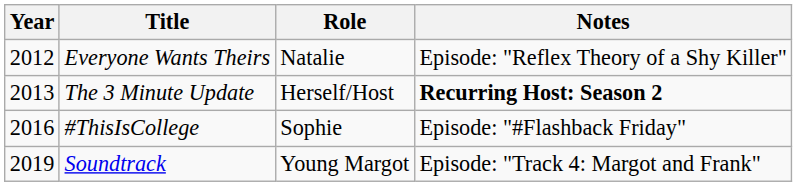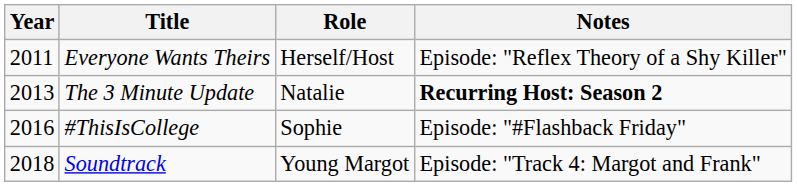(32, 57) 2012 -> (32, 57) 2011
(312, 57) Natalie -> (337, 57) Herself/Host
(337, 92) Herself/Host -> (312, 92) Natalie
(32, 163) 2019 -> (32, 163) 2018
